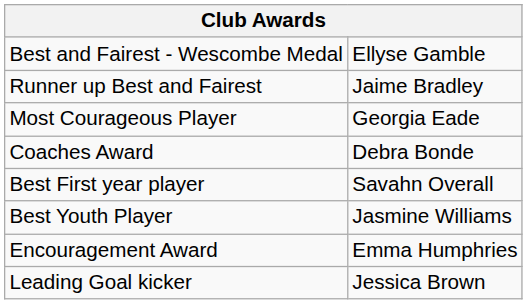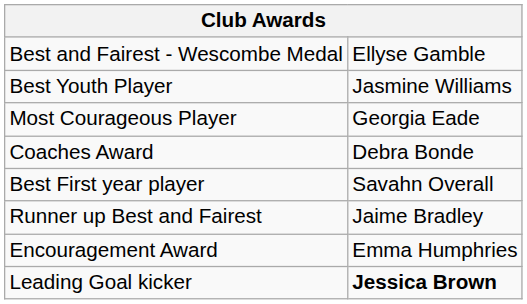rows swapped: (136, 86) <-> (91, 217)
(419, 282) normal -> (425, 282) bold
